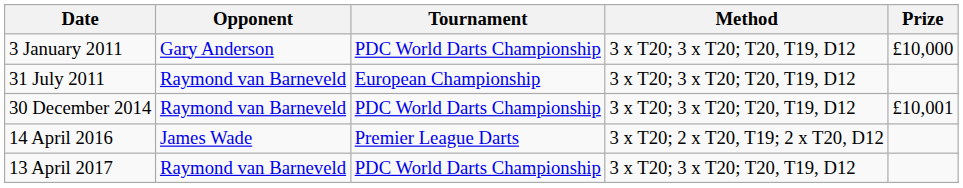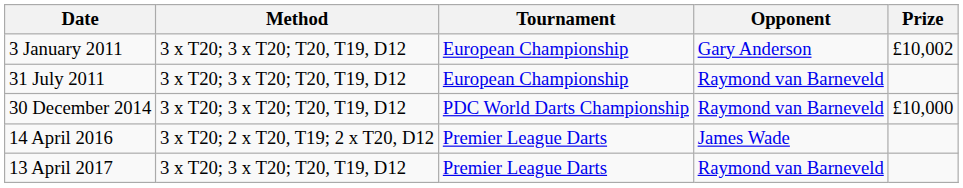columns swapped: (253, 19) <-> (747, 19)
(478, 49) PDC World Darts Championship -> (536, 49) European Championship
(923, 49) £10,000 -> (923, 49) £10,002
(923, 108) £10,001 -> (923, 108) £10,000
(478, 167) PDC World Darts Championship -> (525, 167) Premier League Darts
